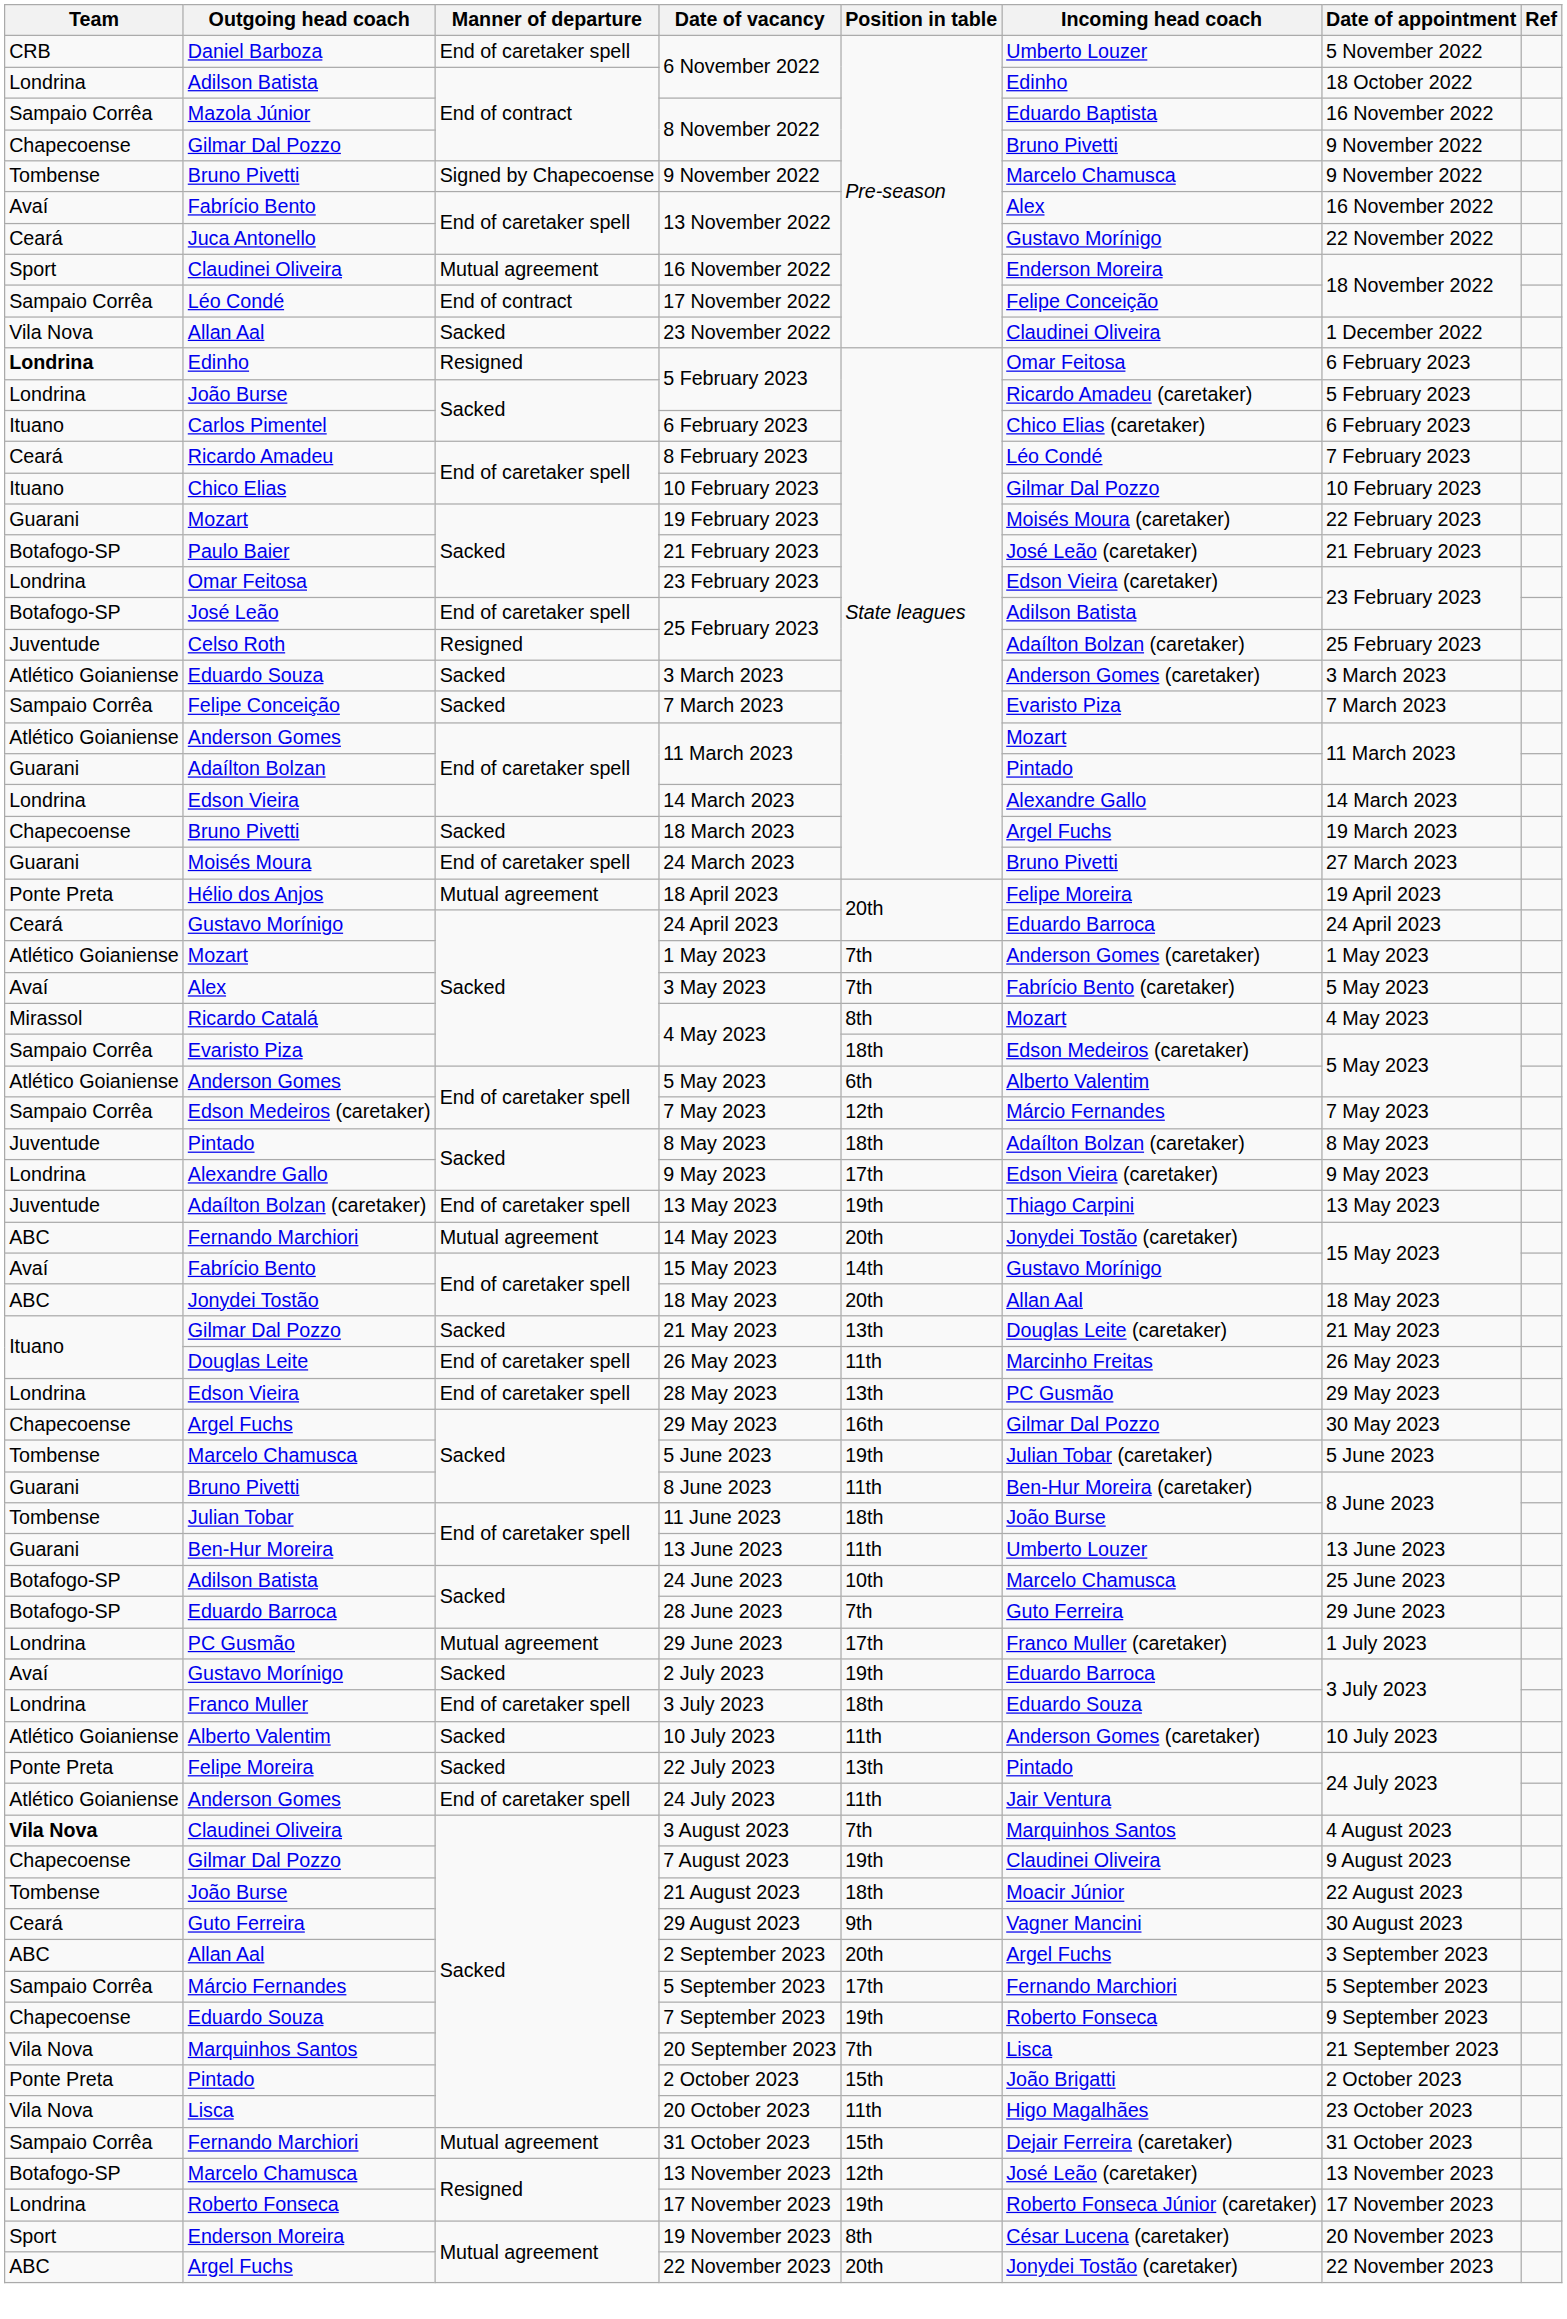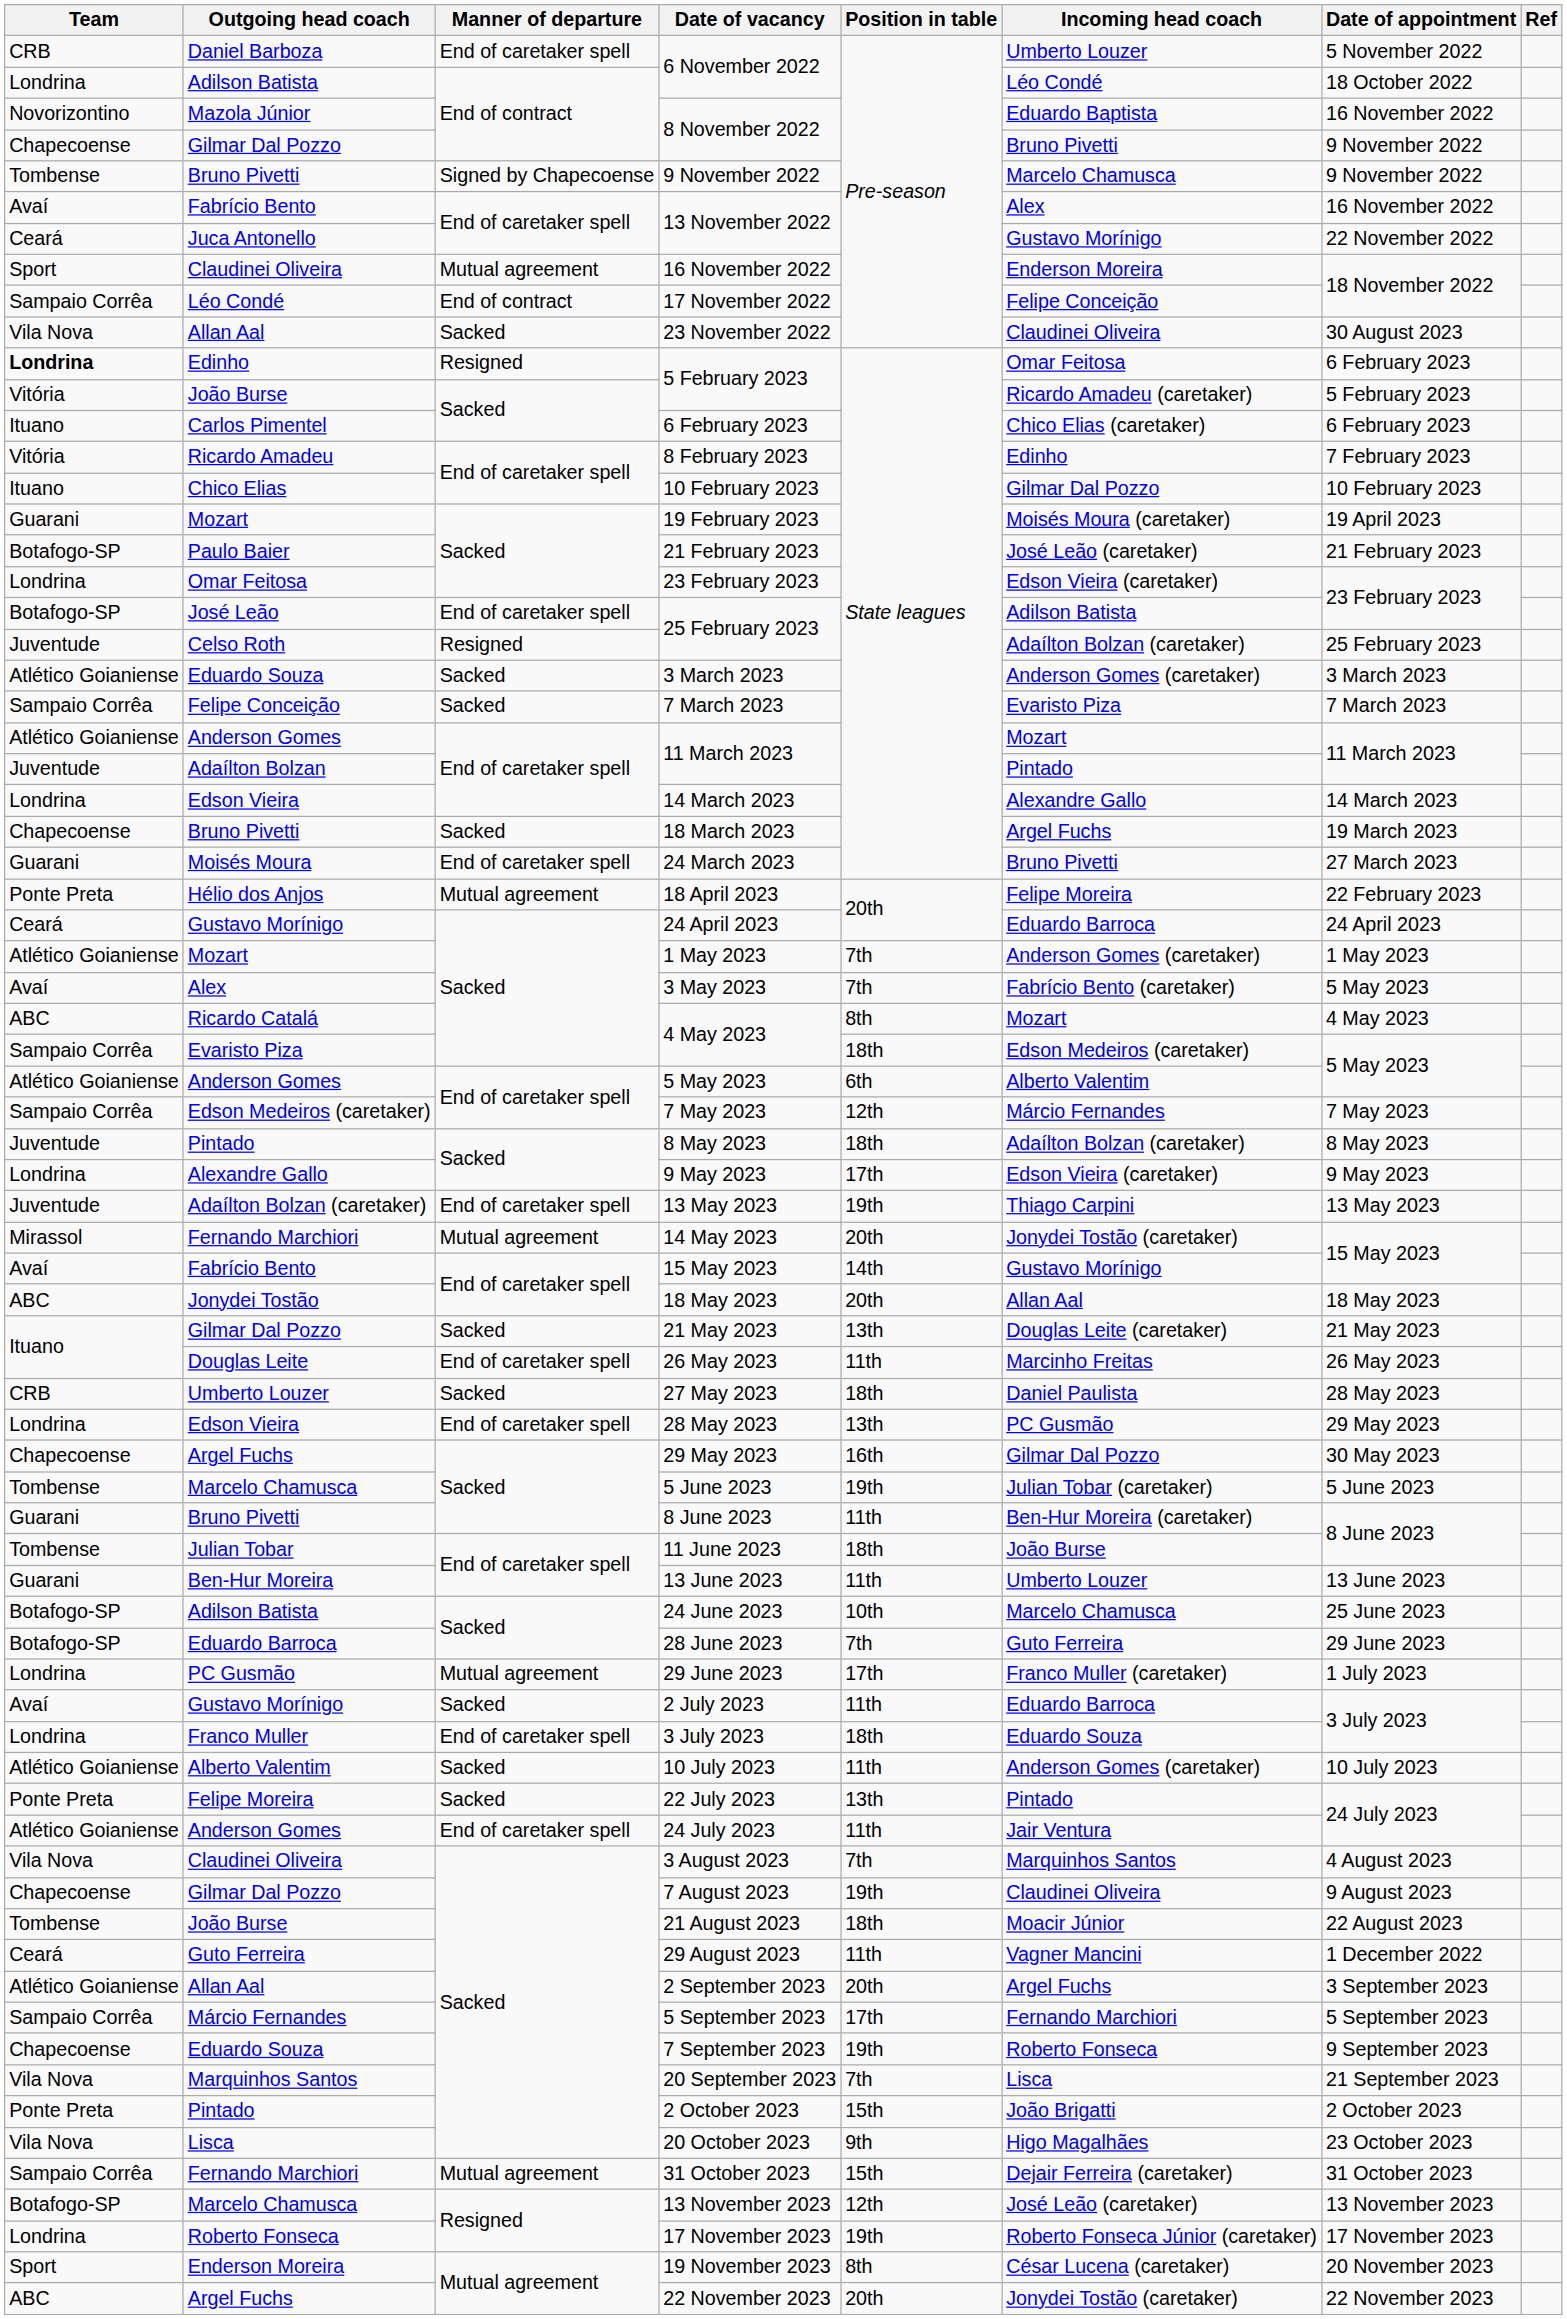(1037, 82) Edinho -> (1054, 82) Léo Condé
(81, 113) Sampaio Corrêa -> (69, 113) Novorizontino
(1404, 332) 1 December 2022 -> (1394, 332) 30 August 2023
(47, 394) Londrina -> (37, 394) Vitória
(36, 457) Ceará -> (37, 457) Vitória
(1054, 457) Léo Condé -> (1037, 457) Edinho
(1404, 519) 22 February 2023 -> (1383, 519) 19 April 2023
(44, 769) Guarani -> (55, 769) Juventude
(1383, 894) 19 April 2023 -> (1404, 894) 22 February 2023
(46, 1018) Mirassol -> (29, 1018) ABC
(29, 1237) ABC -> (46, 1237) Mirassol
+ row: (258, 1393)
(864, 1674) 19th -> (864, 1705) 11th
(53, 1830) bold -> (51, 1861) normal
(859, 1923) 9th -> (864, 1955) 11th
(1394, 1923) 30 August 2023 -> (1404, 1955) 1 December 2022
(29, 1955) ABC -> (94, 1986) Atlético Goianiense
(864, 2111) 11th -> (859, 2142) 9th
